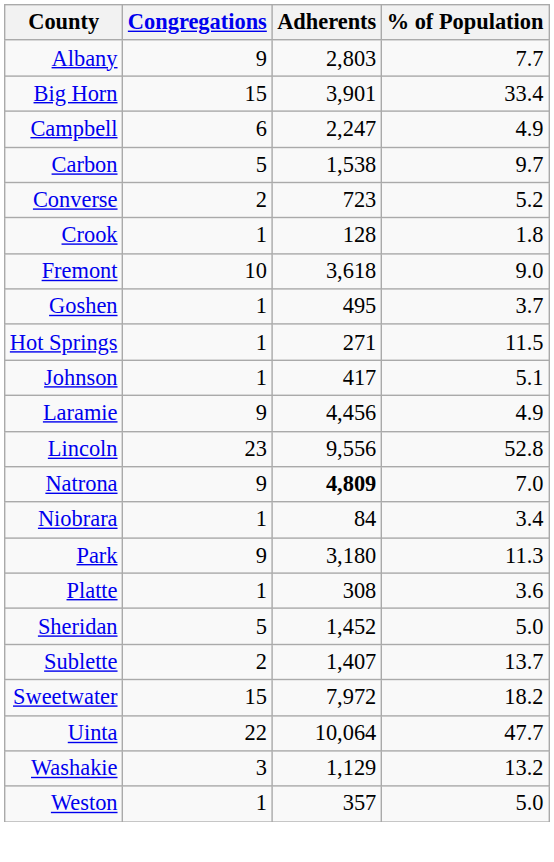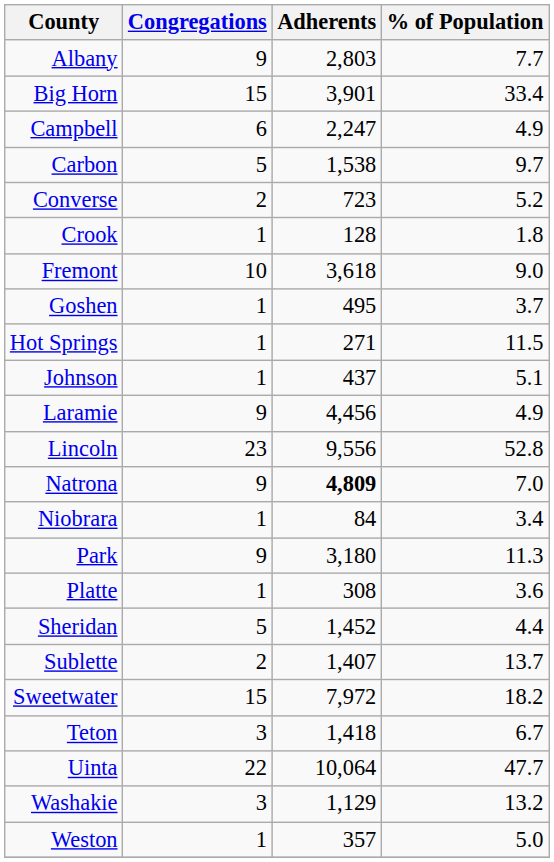(360, 377) 417 -> (360, 377) 437
(529, 626) 5.0 -> (529, 626) 4.4
+ row: (92, 732)
